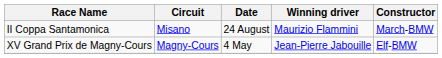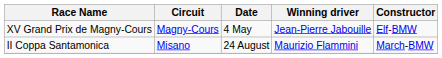rows swapped: (79, 45) <-> (58, 29)
